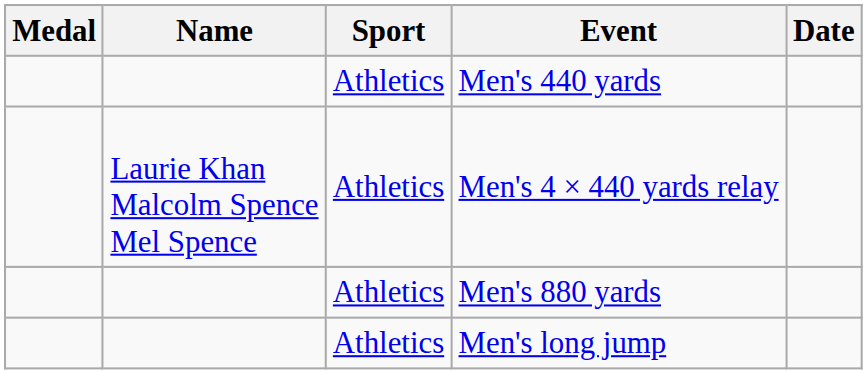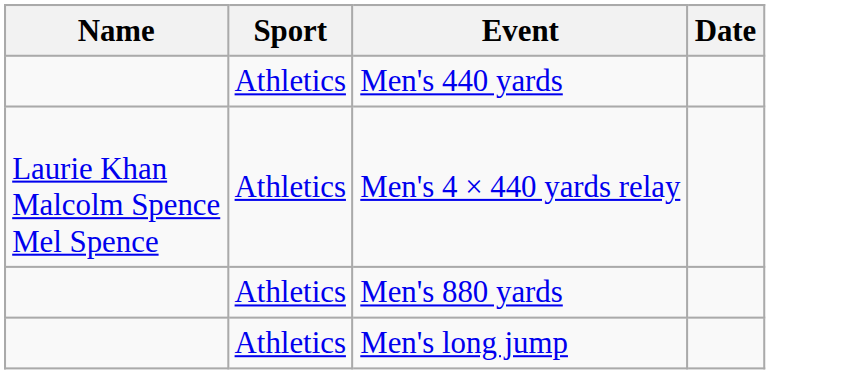- column: (54, 30)
